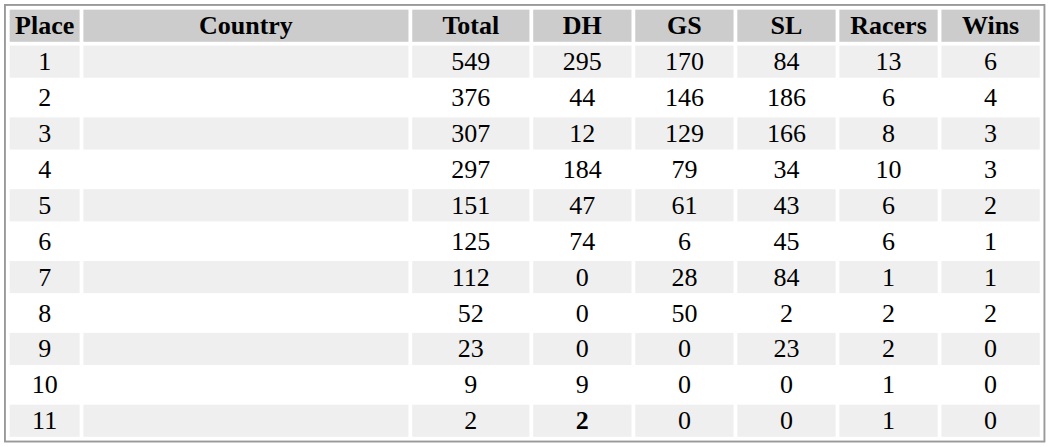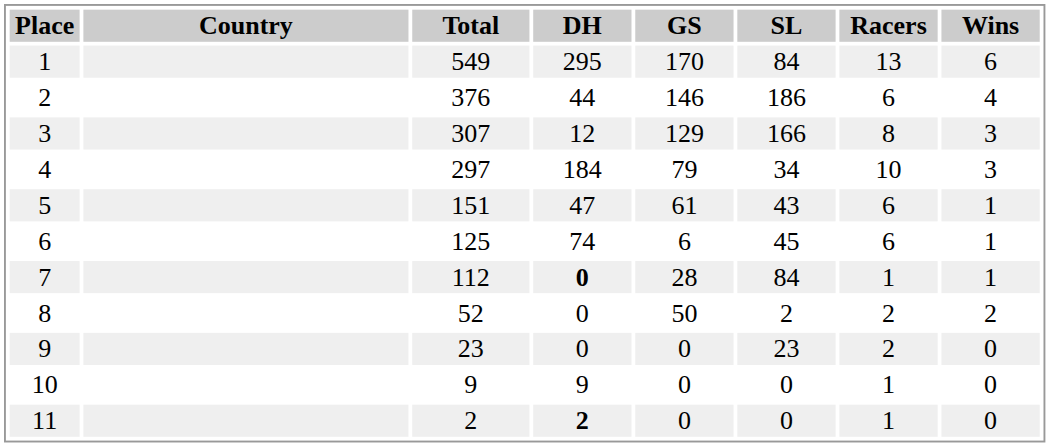(991, 205) 2 -> (991, 205) 1
(582, 277) normal -> (582, 277) bold
